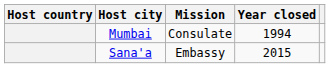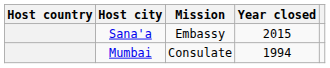rows swapped: (130, 33) <-> (130, 53)
